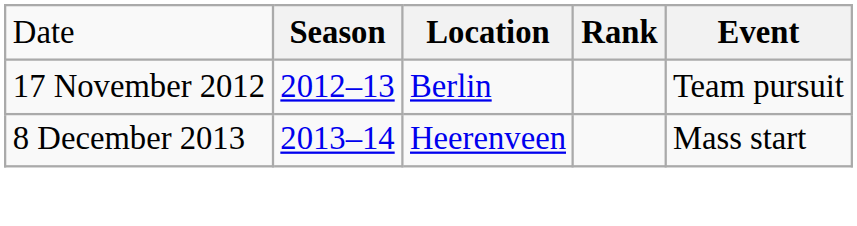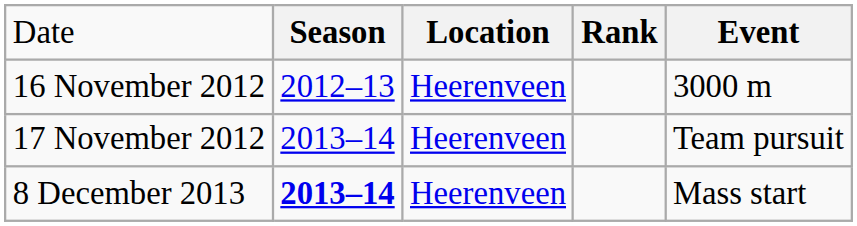+ row: (139, 85)
(338, 85) 2012–13 -> (338, 139) 2013–14
(451, 85) Berlin -> (488, 139) Heerenveen
(338, 139) normal -> (338, 193) bold
